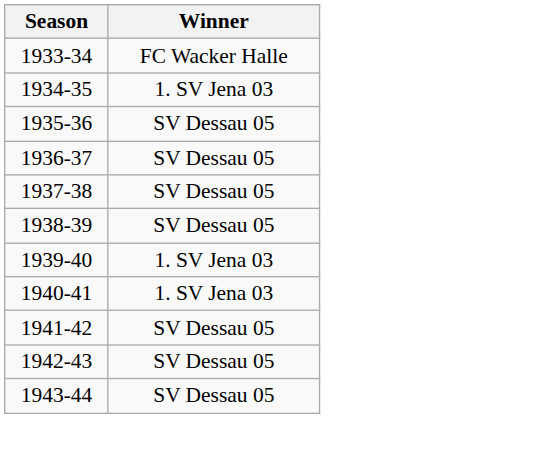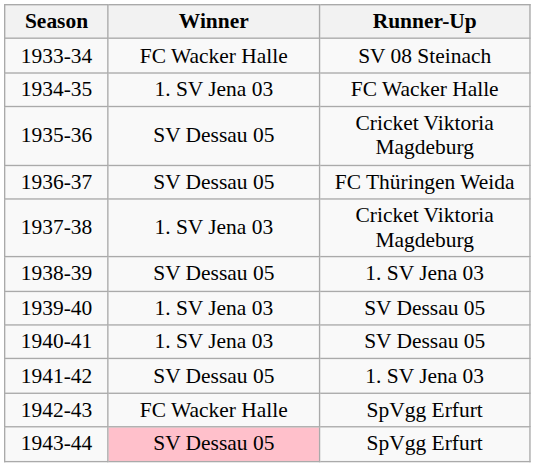+ column: (425, 21)
(214, 191) SV Dessau 05 -> (214, 227) 1. SV Jena 03
(214, 361) SV Dessau 05 -> (214, 409) FC Wacker Halle
(214, 395) no background -> (214, 443) pink background
